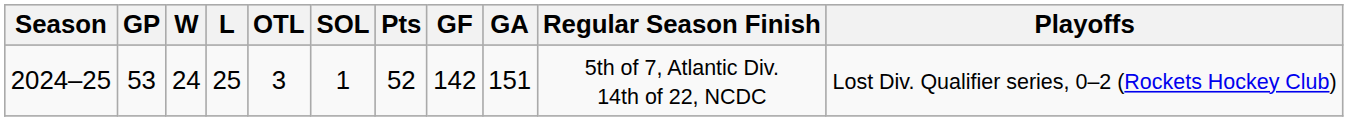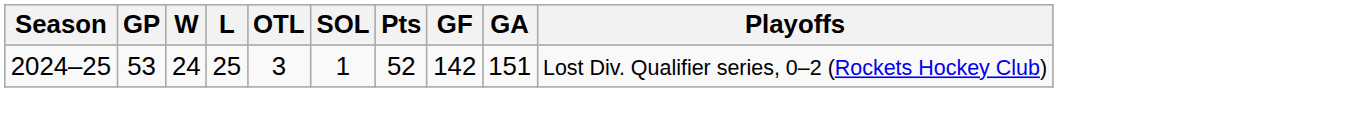- column: (682, 24)
